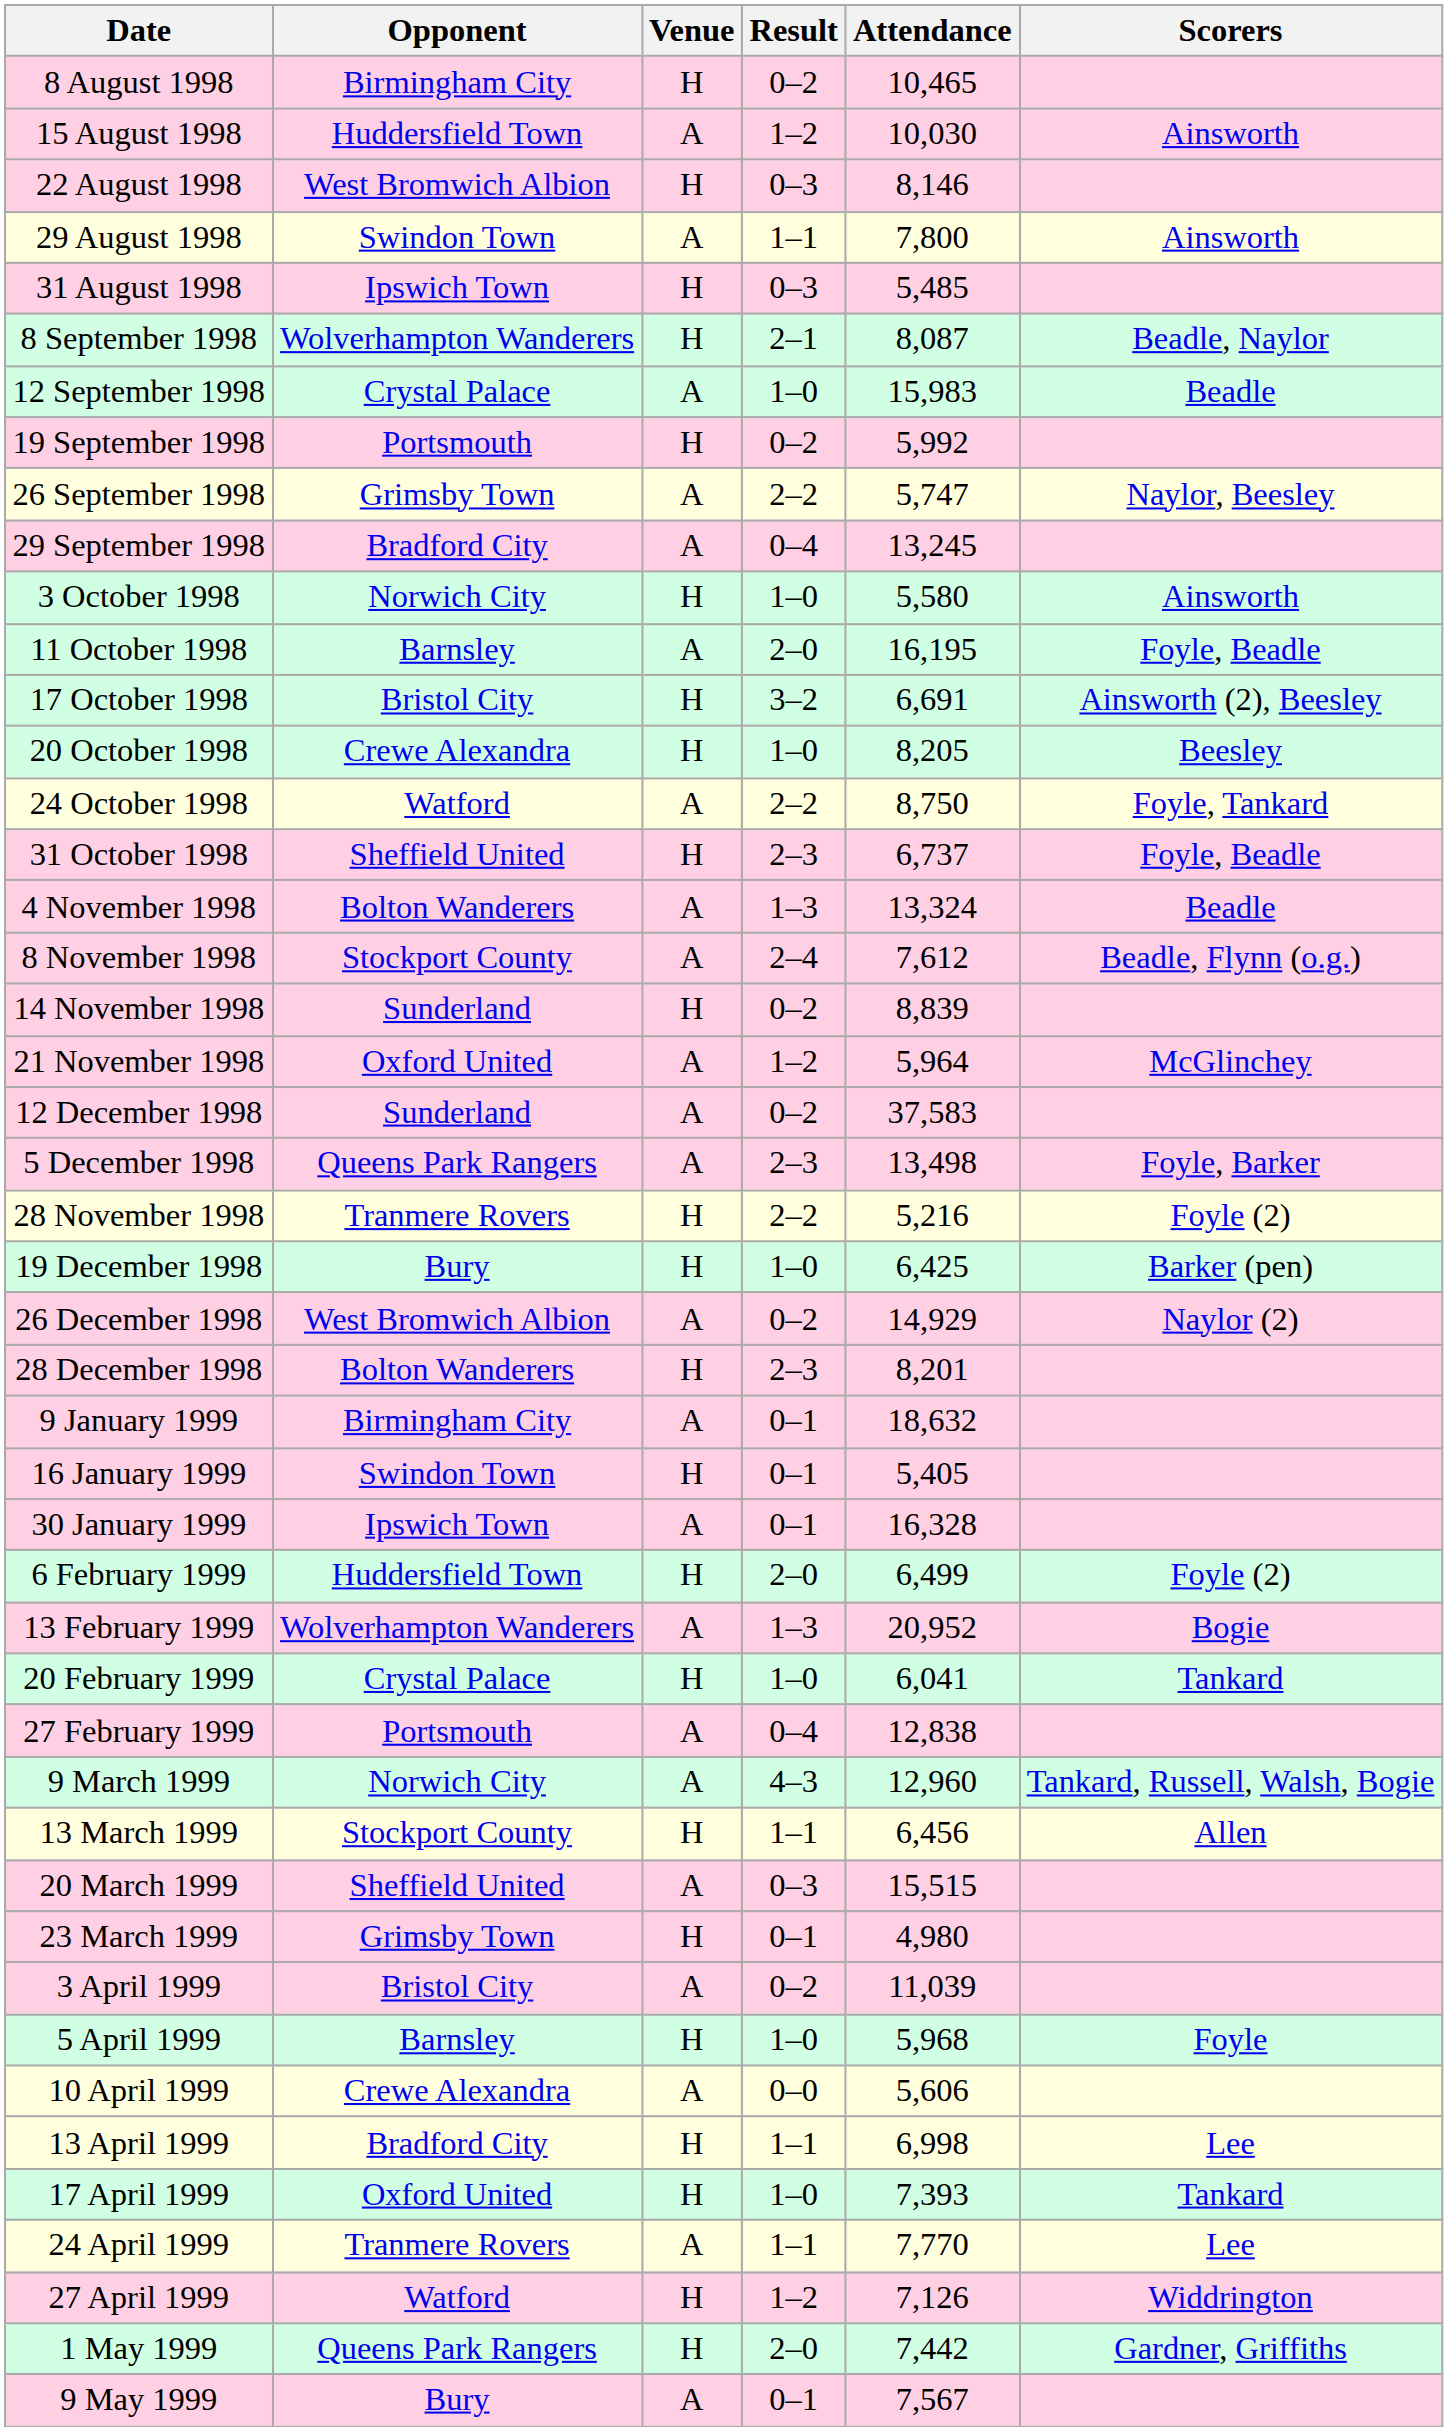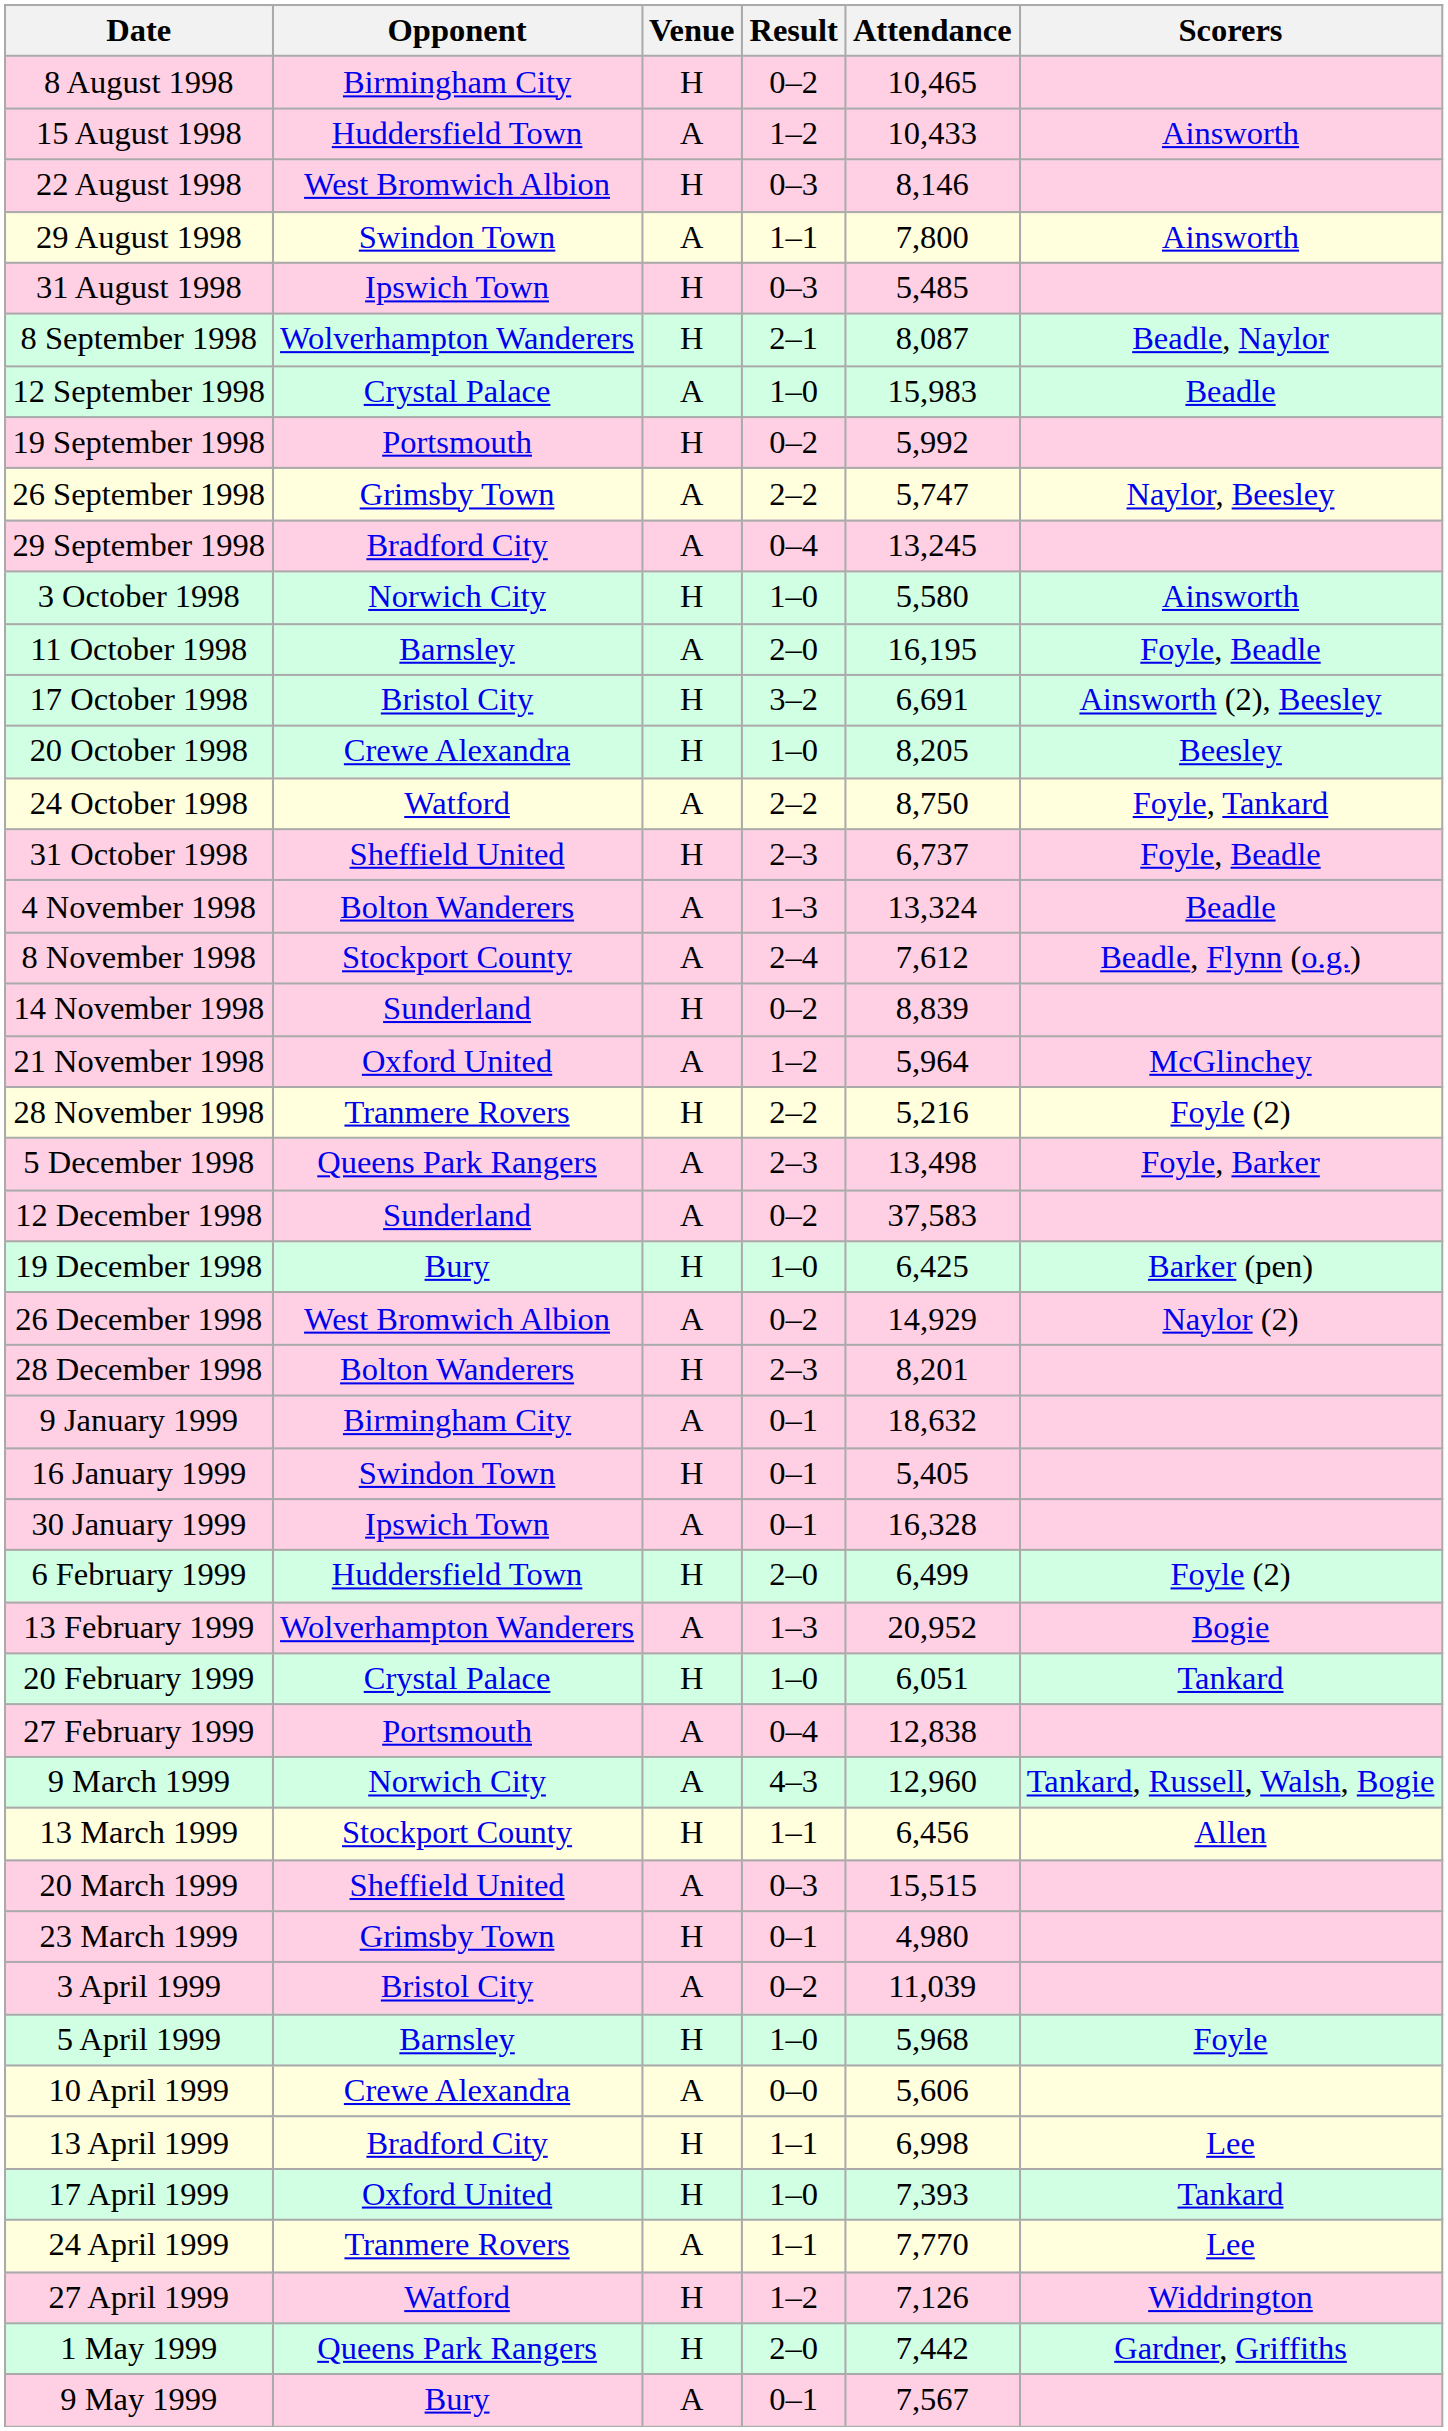(932, 133) 10,030 -> (932, 133) 10,433
rows swapped: (139, 1215) <-> (139, 1111)
(932, 1678) 6,041 -> (932, 1678) 6,051
